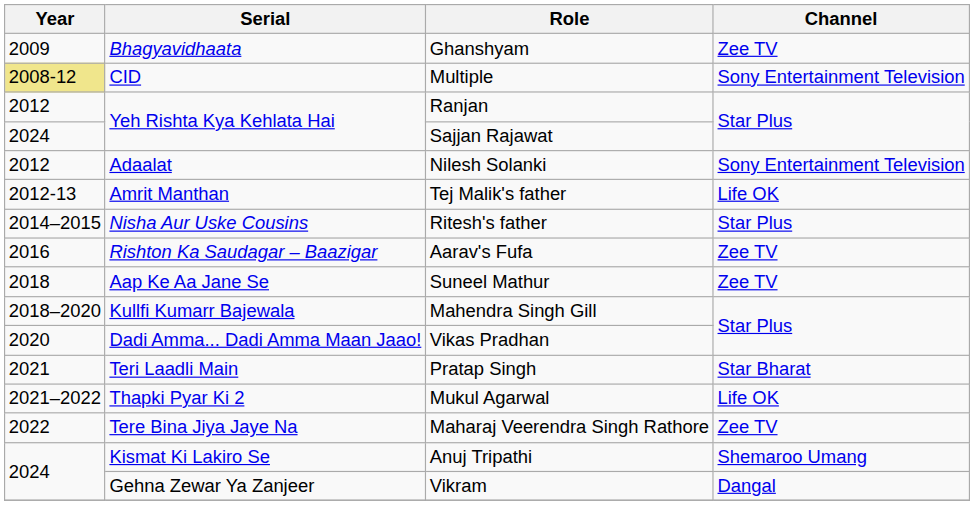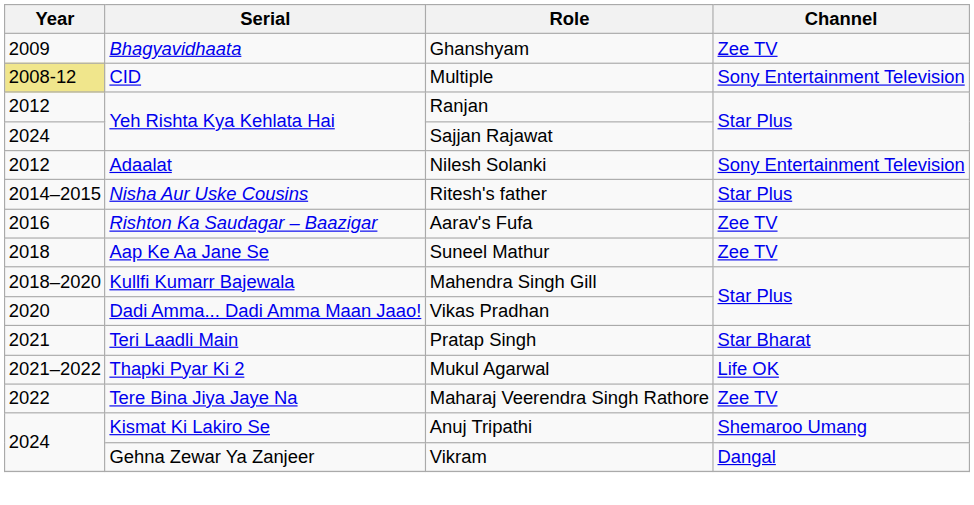- row: (498, 194)
